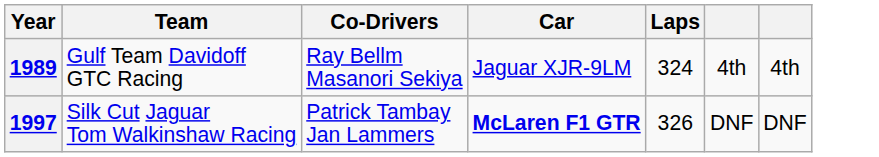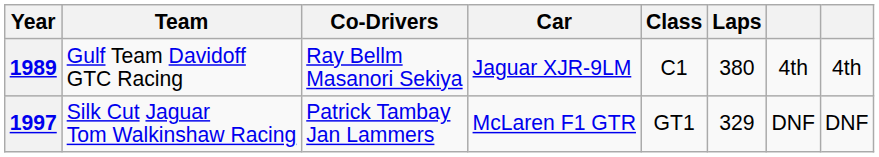+ column: (674, 22)
(675, 67) 324 -> (737, 67) 380
(557, 124) bold -> (554, 124) normal
(675, 124) 326 -> (737, 124) 329
